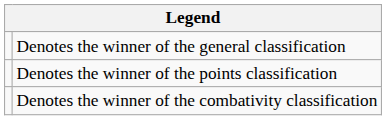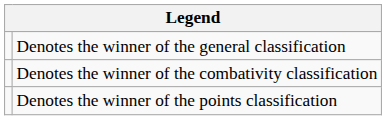rows swapped: (177, 73) <-> (197, 100)
